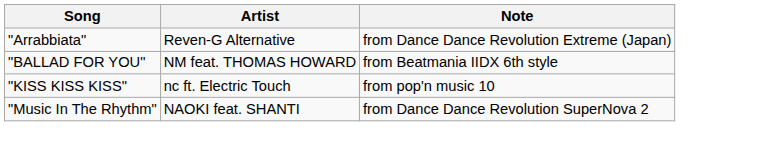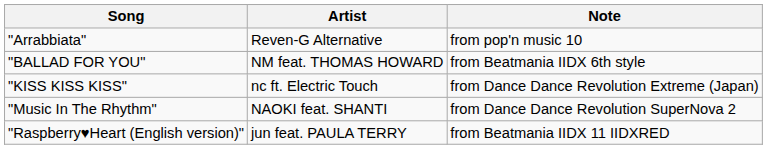(517, 40) from Dance Dance Revolution Extreme (Japan) -> (516, 40) from pop'n music 10
(429, 86) from pop'n music 10 -> (605, 86) from Dance Dance Revolution Extreme (Japan)
+ row: (126, 133)
